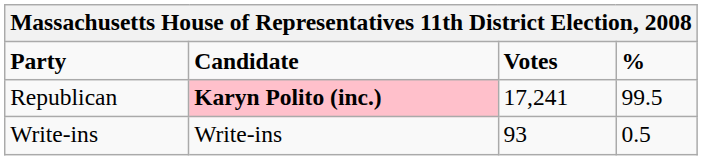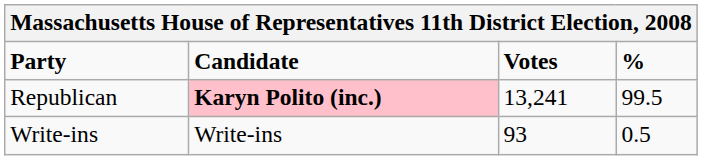(536, 97) 17,241 -> (536, 97) 13,241
